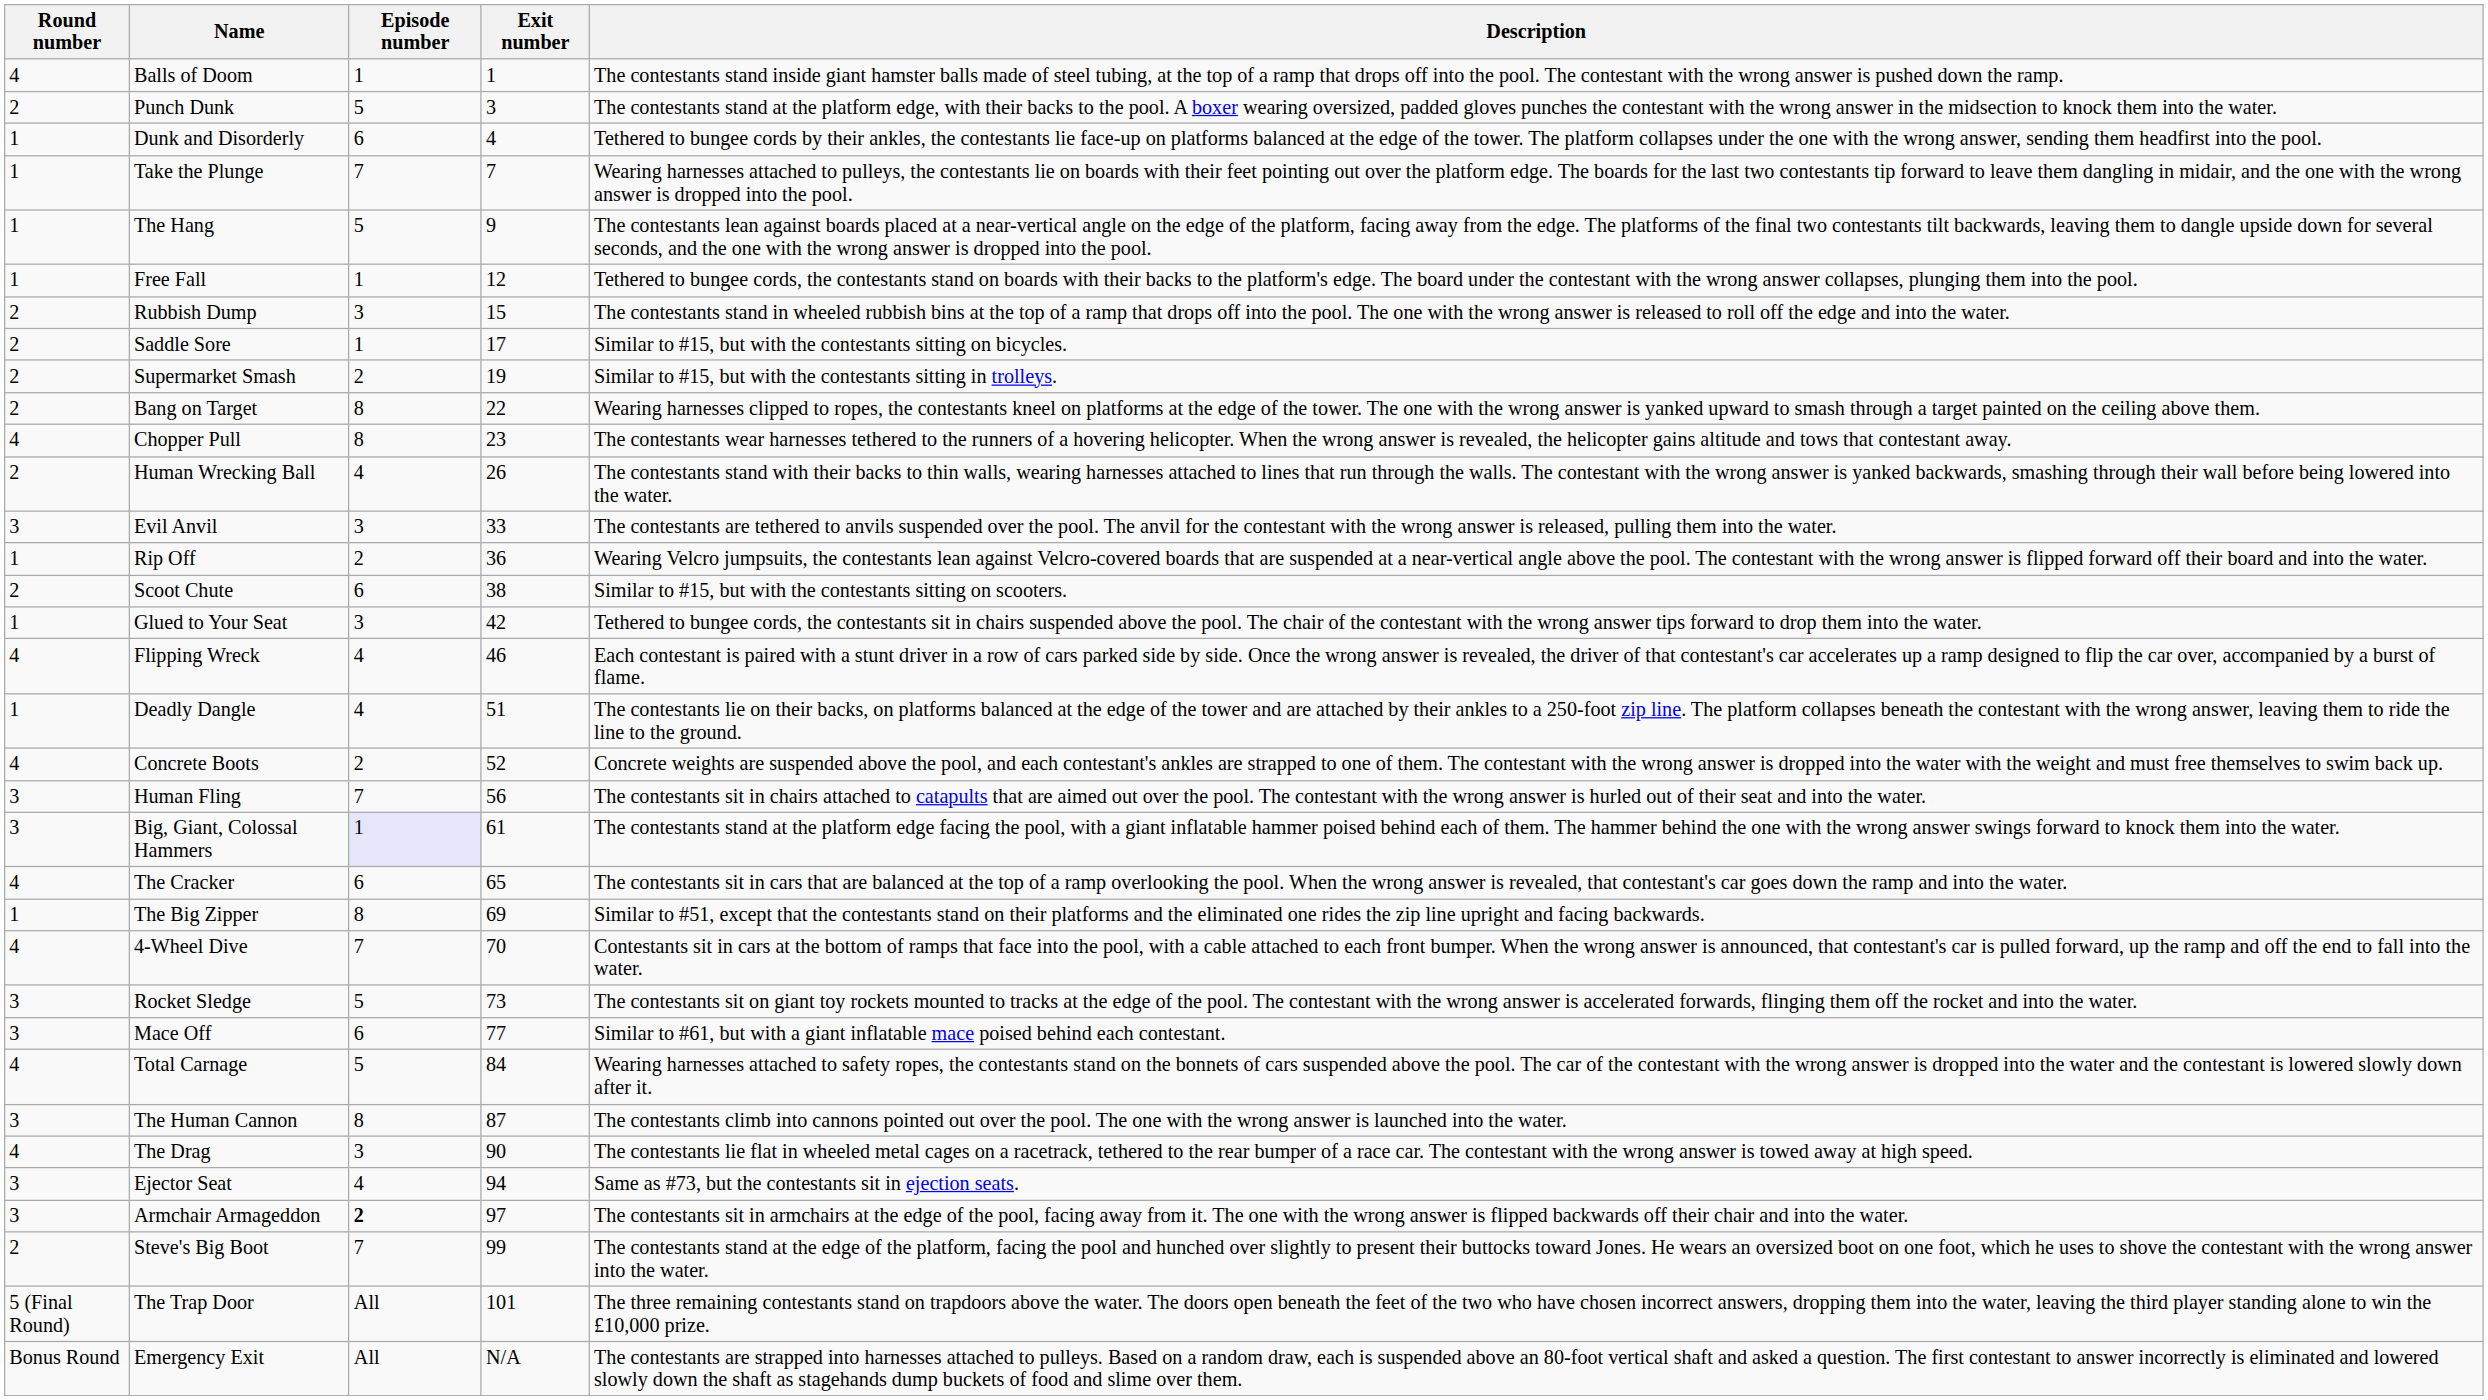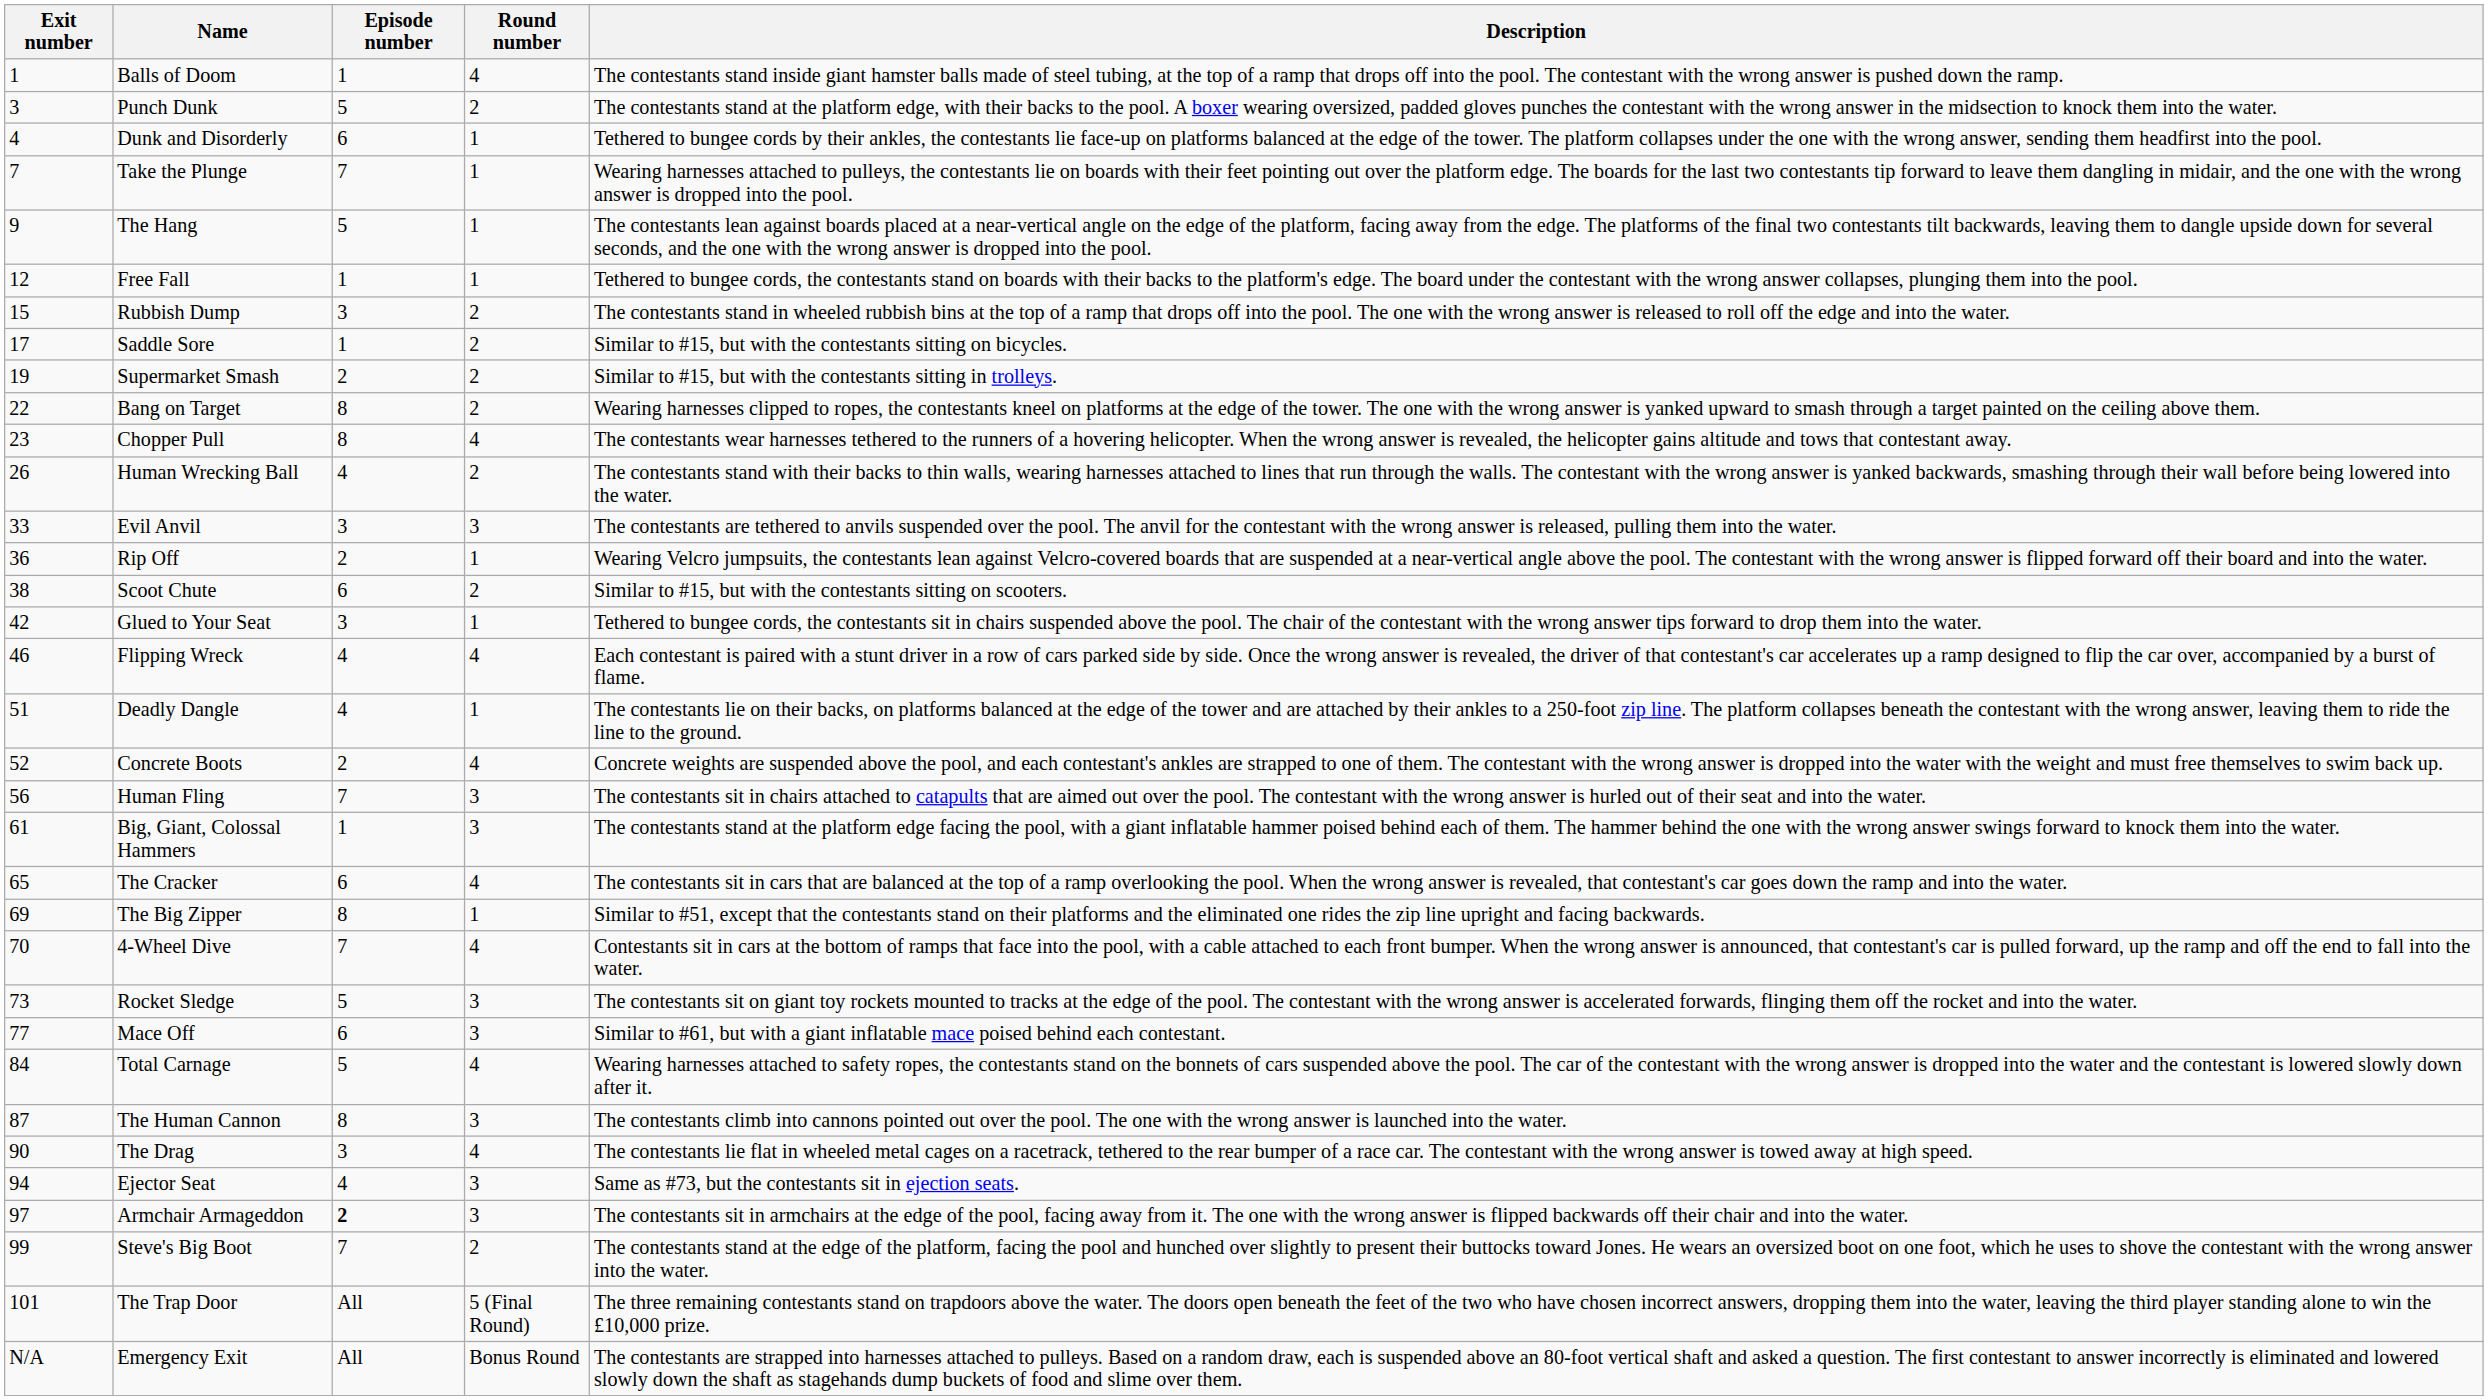columns swapped: (535, 31) <-> (67, 31)
(359, 827) lavender background -> (342, 827) no background
